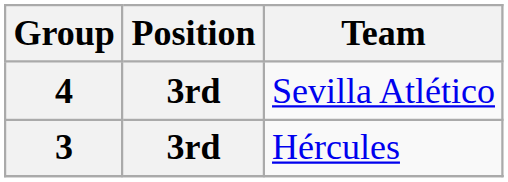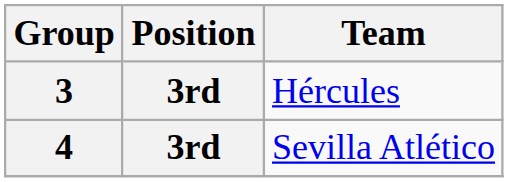rows swapped: (64, 147) <-> (64, 90)
